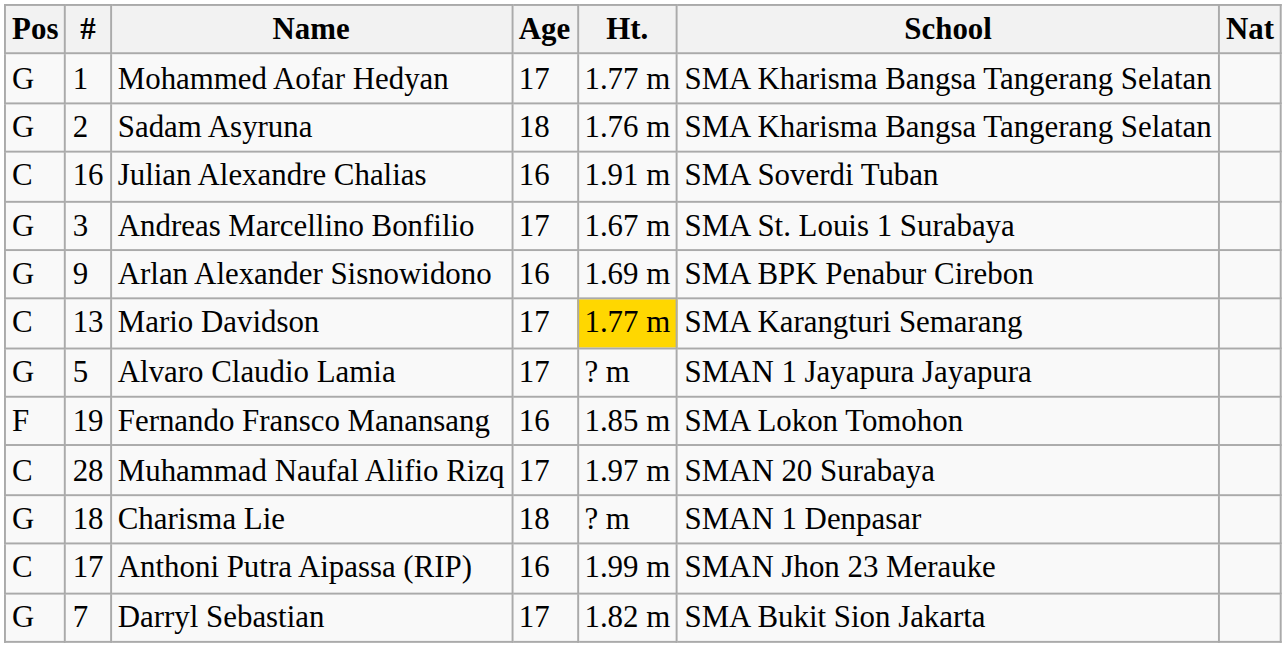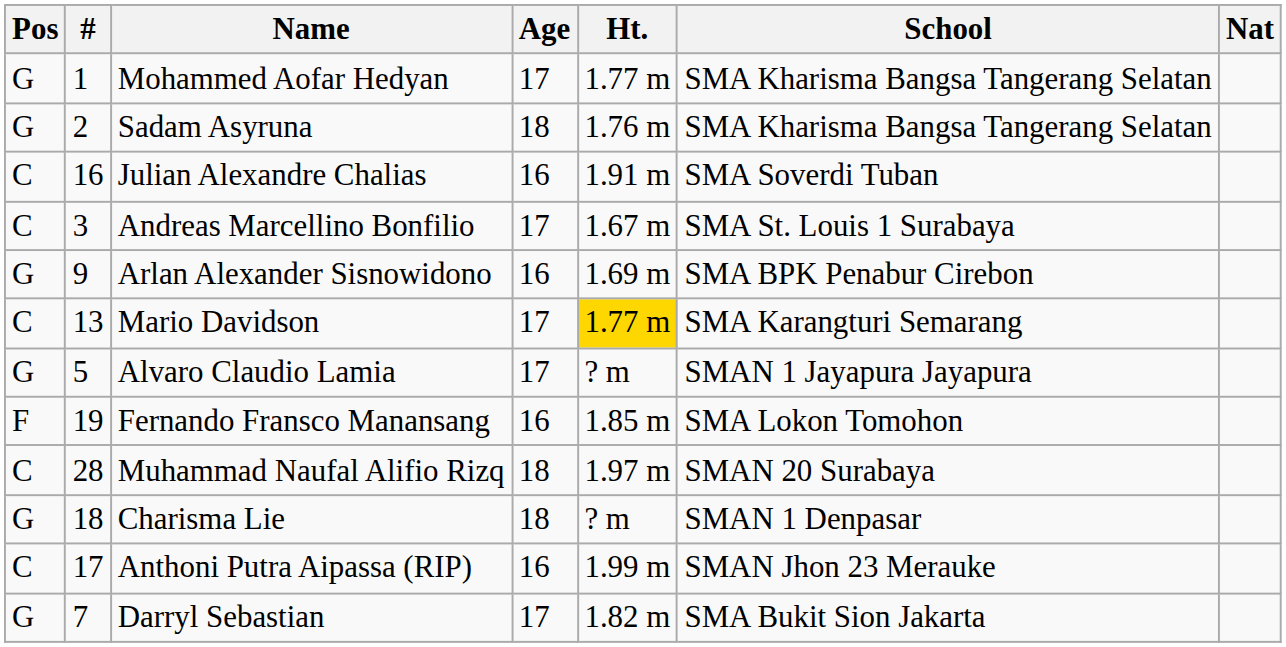(23, 224) G -> (22, 224) C
(534, 469) 17 -> (534, 469) 18
